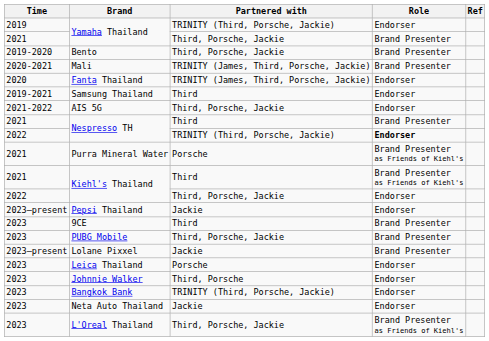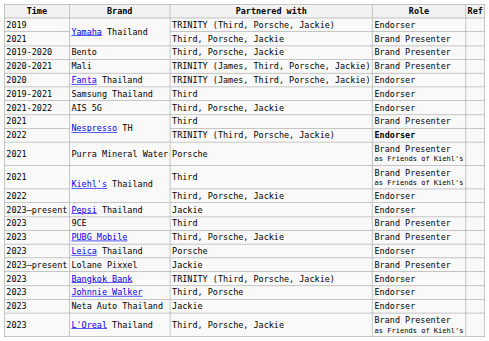rows swapped: (37, 251) <-> (17, 265)
rows swapped: (17, 292) <-> (17, 279)
